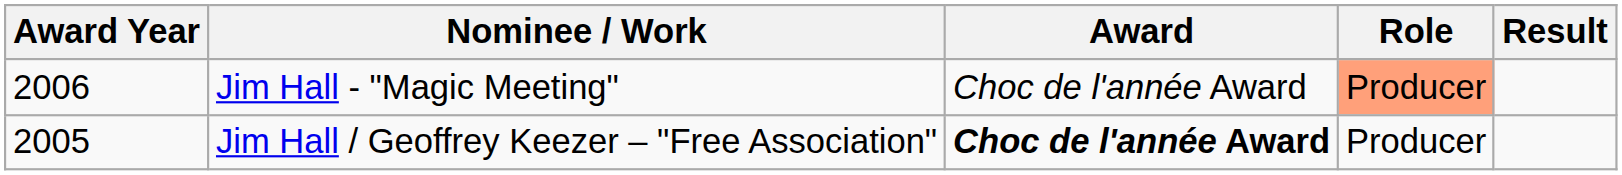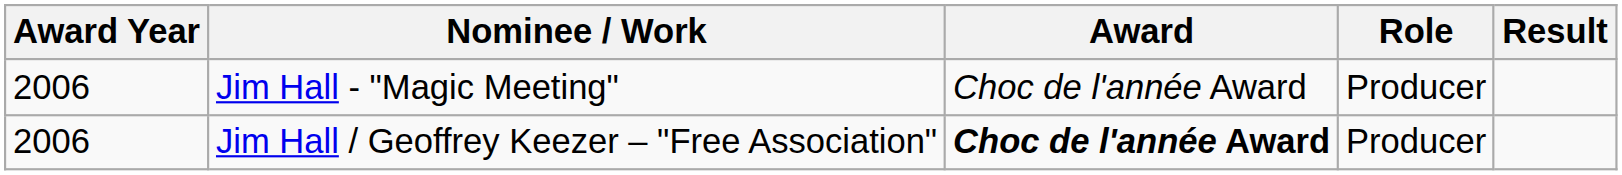(1416, 86) lightsalmon background -> (1416, 86) no background
(51, 141) 2005 -> (51, 141) 2006
